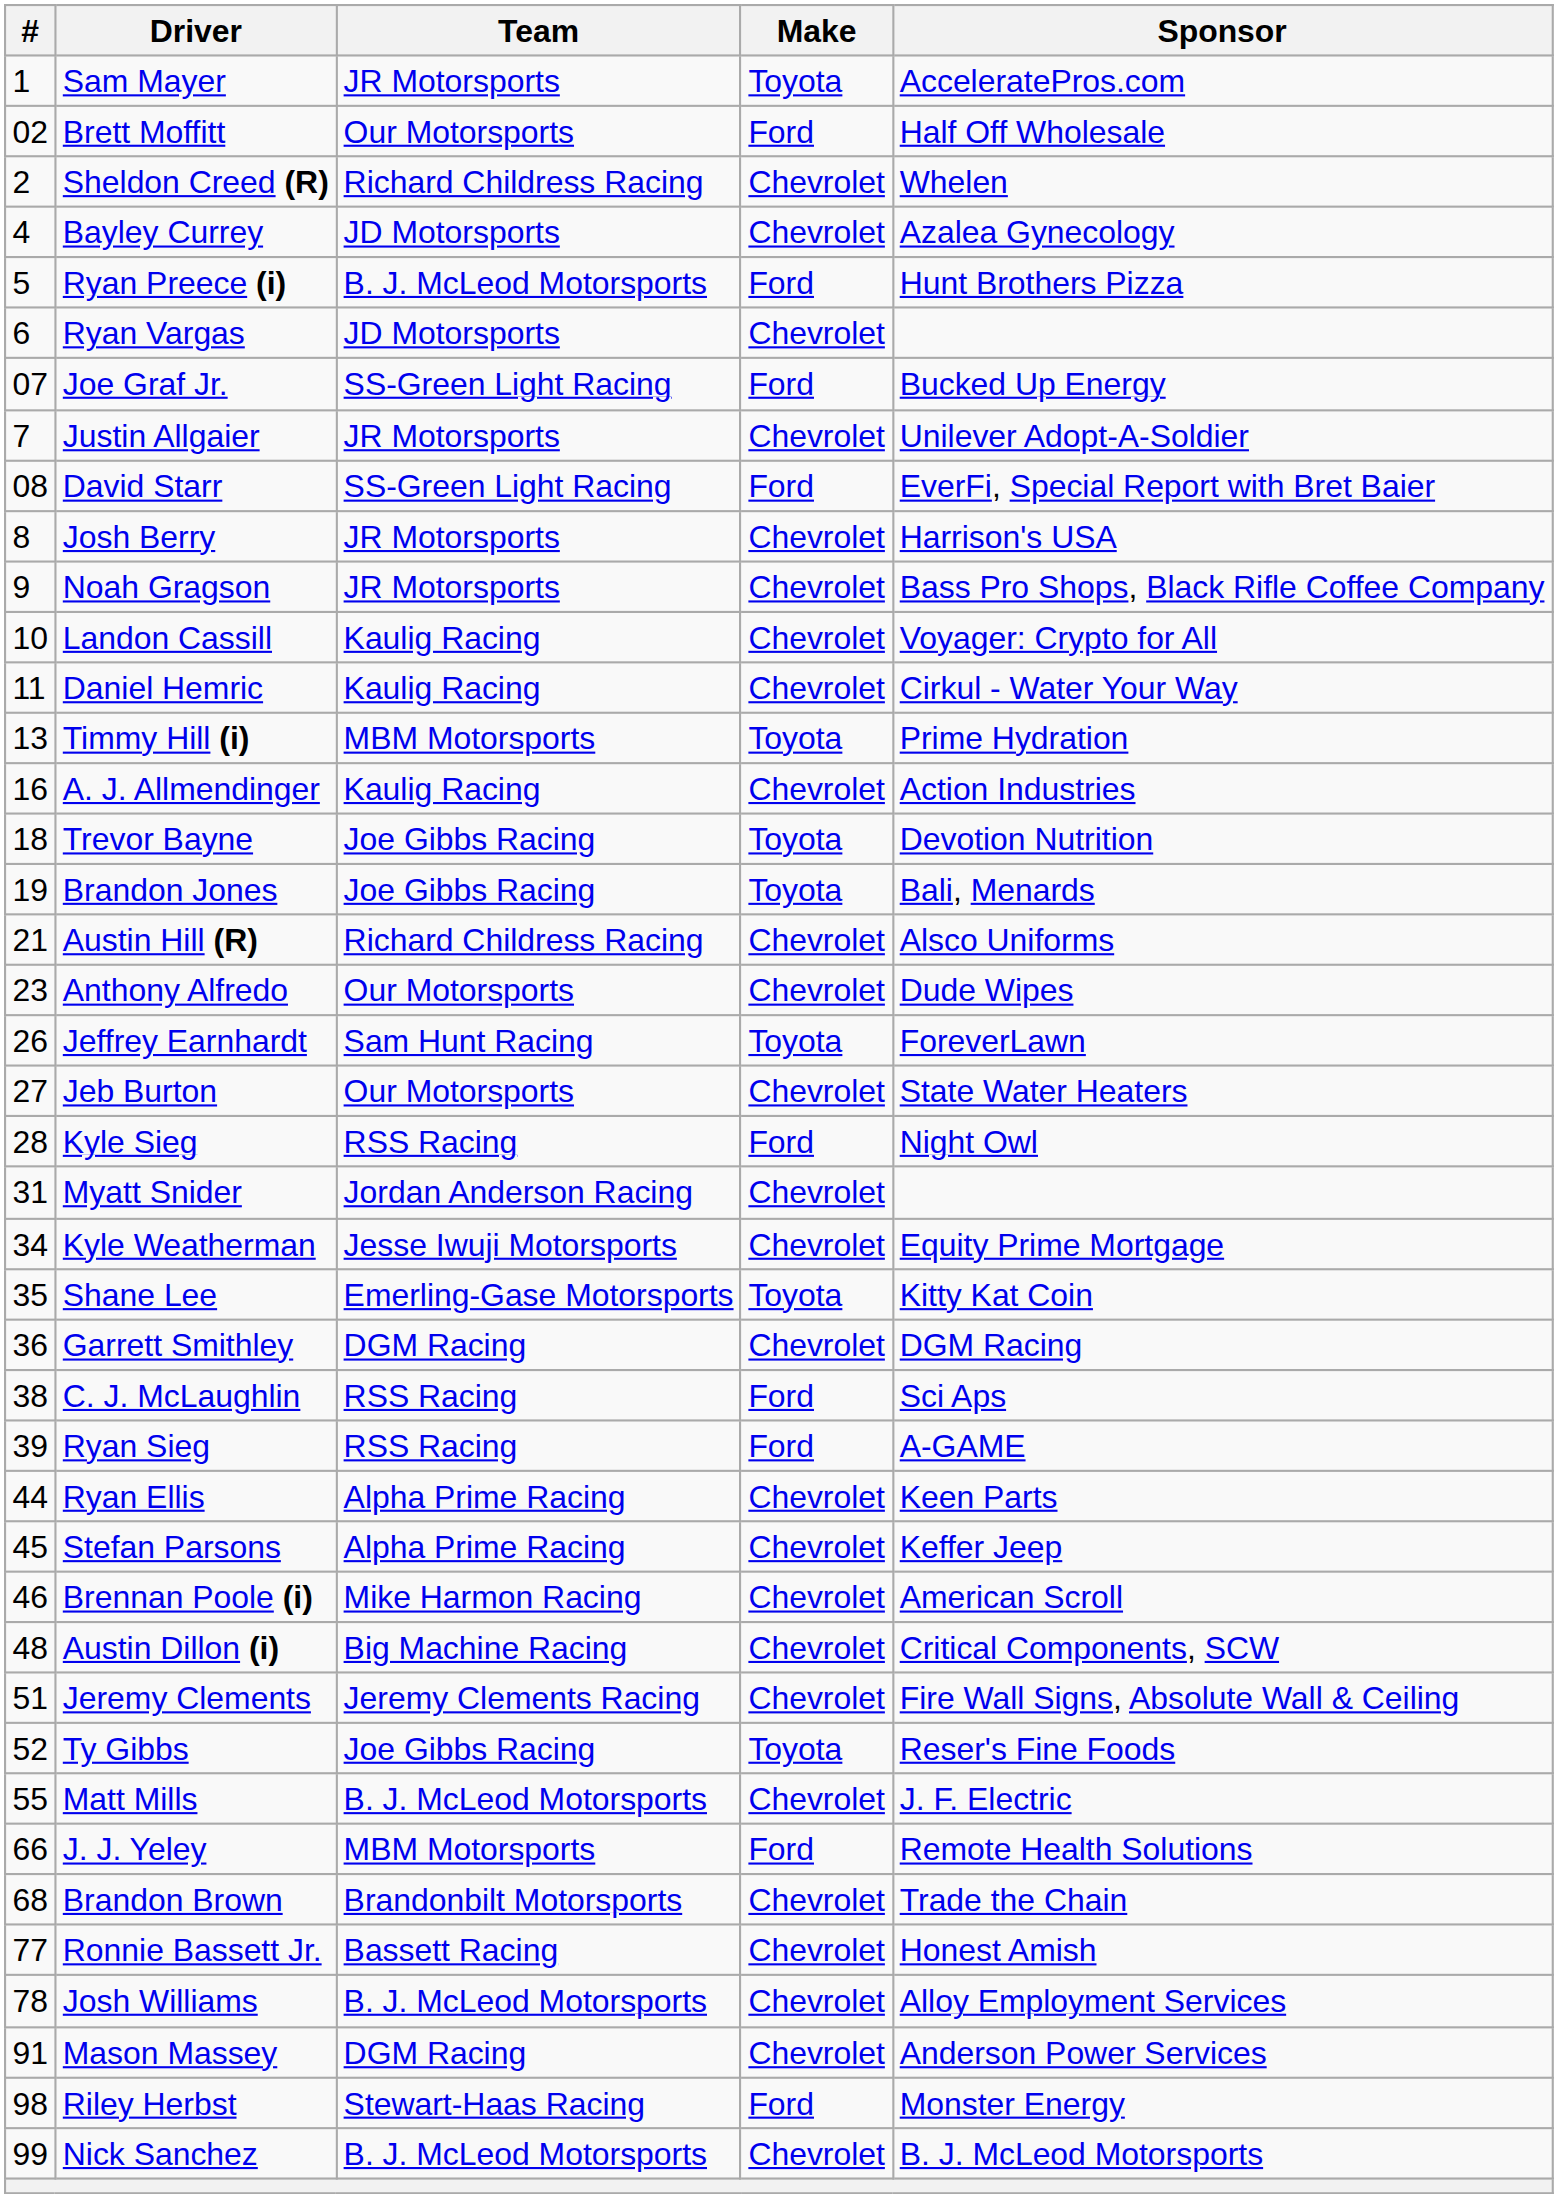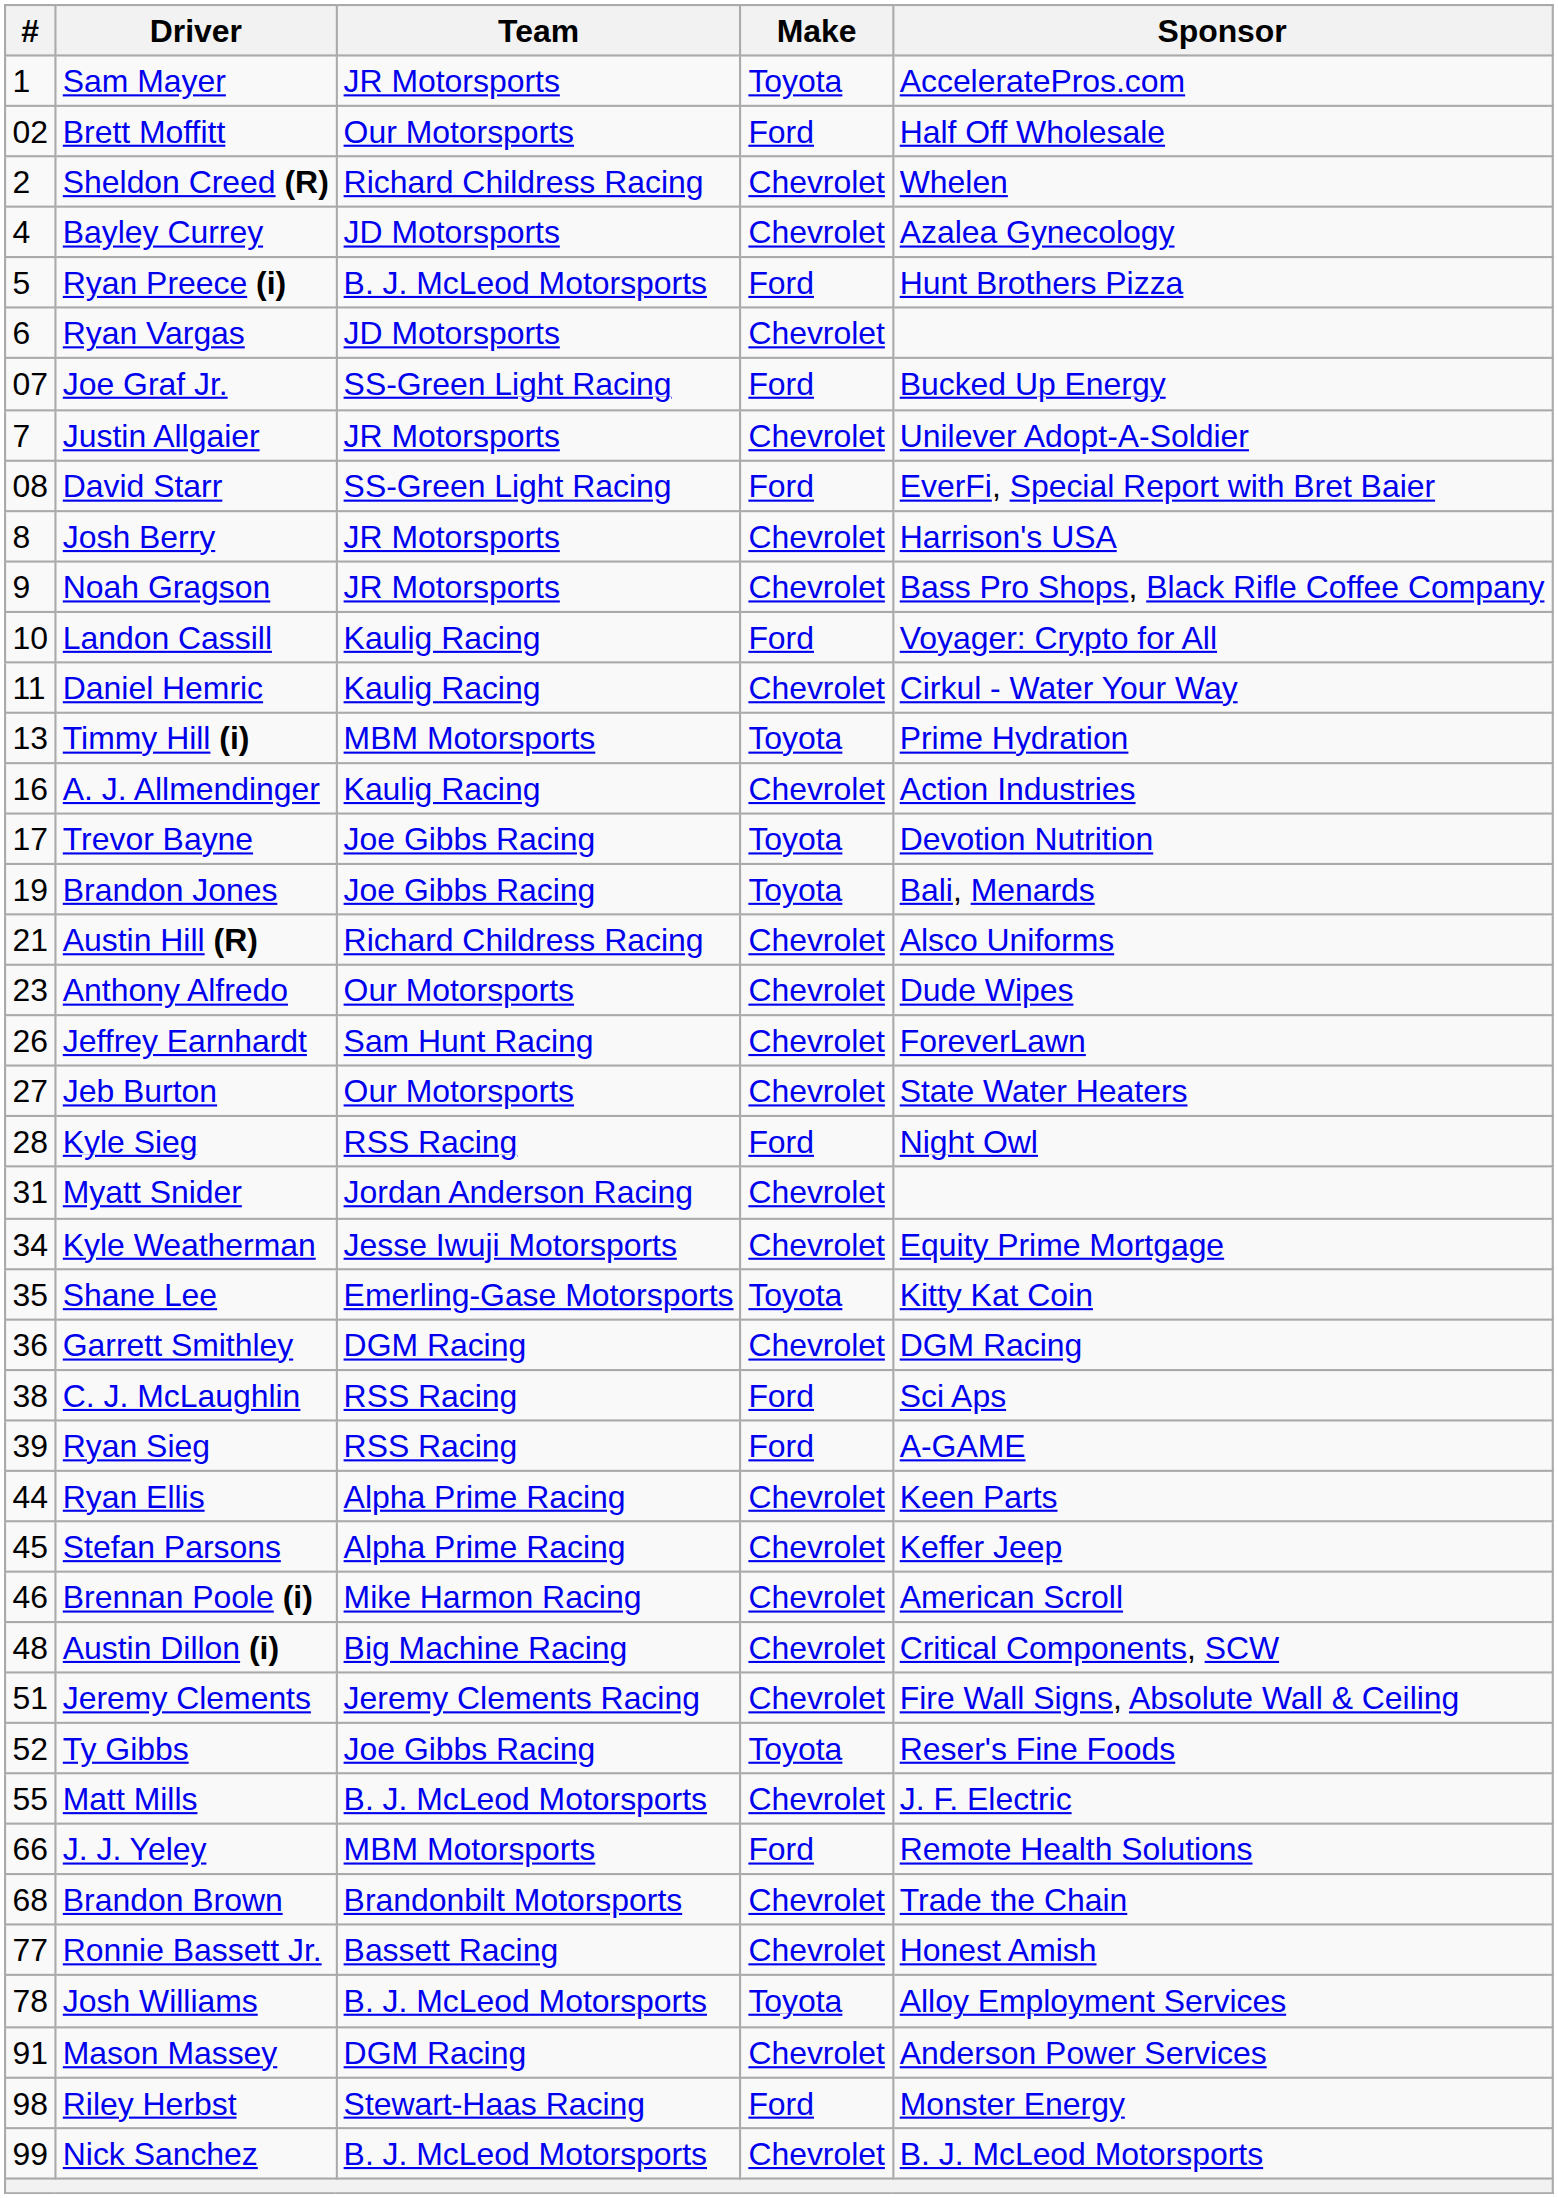(817, 637) Chevrolet -> (781, 637) Ford
(30, 839) 18 -> (30, 839) 17
(795, 1041) Toyota -> (817, 1041) Chevrolet
(817, 2001) Chevrolet -> (795, 2001) Toyota
